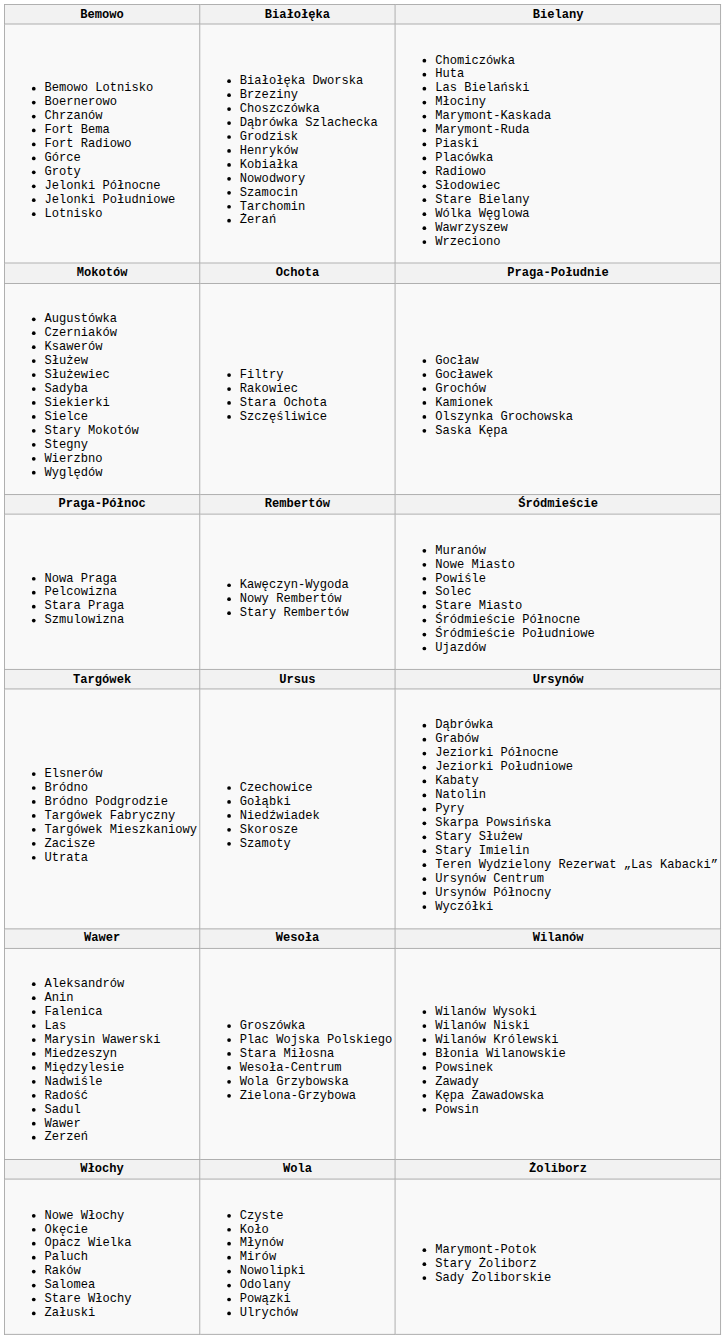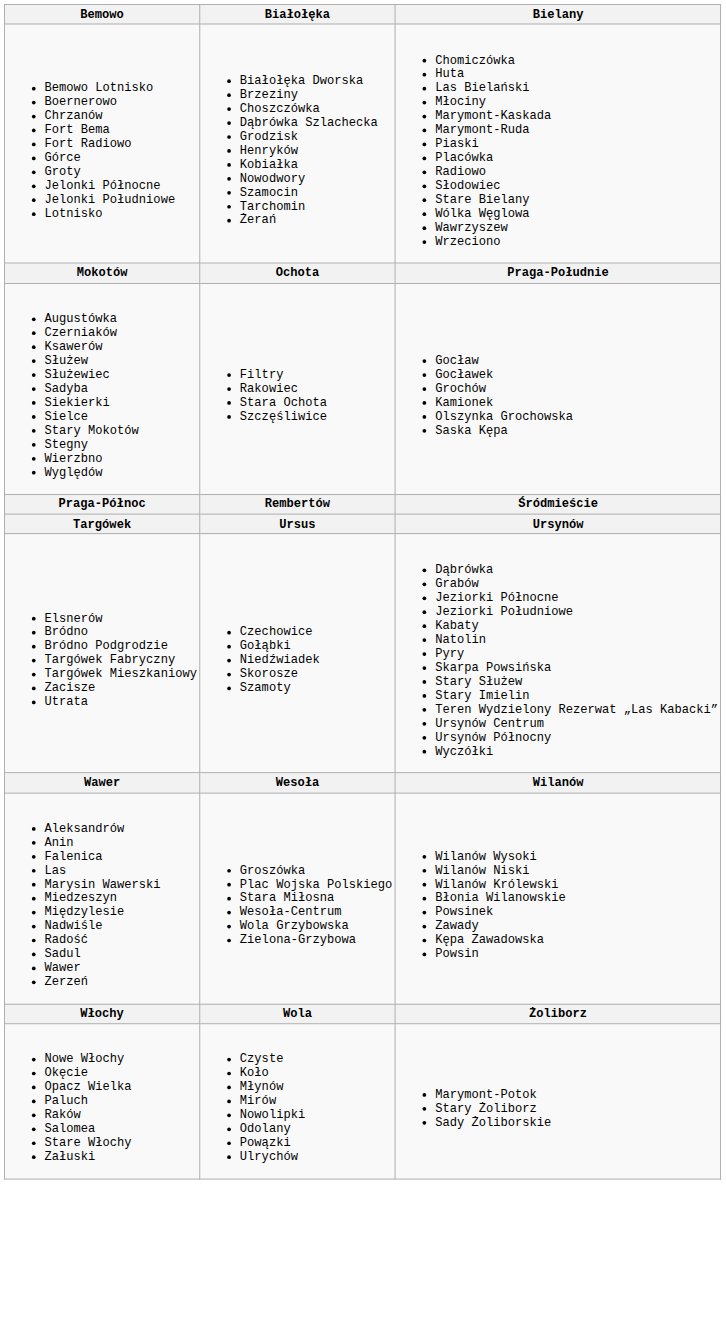- row: (102, 599)
